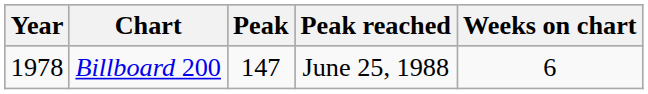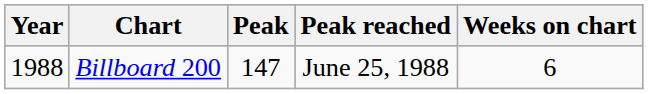(37, 66) 1978 -> (37, 66) 1988
